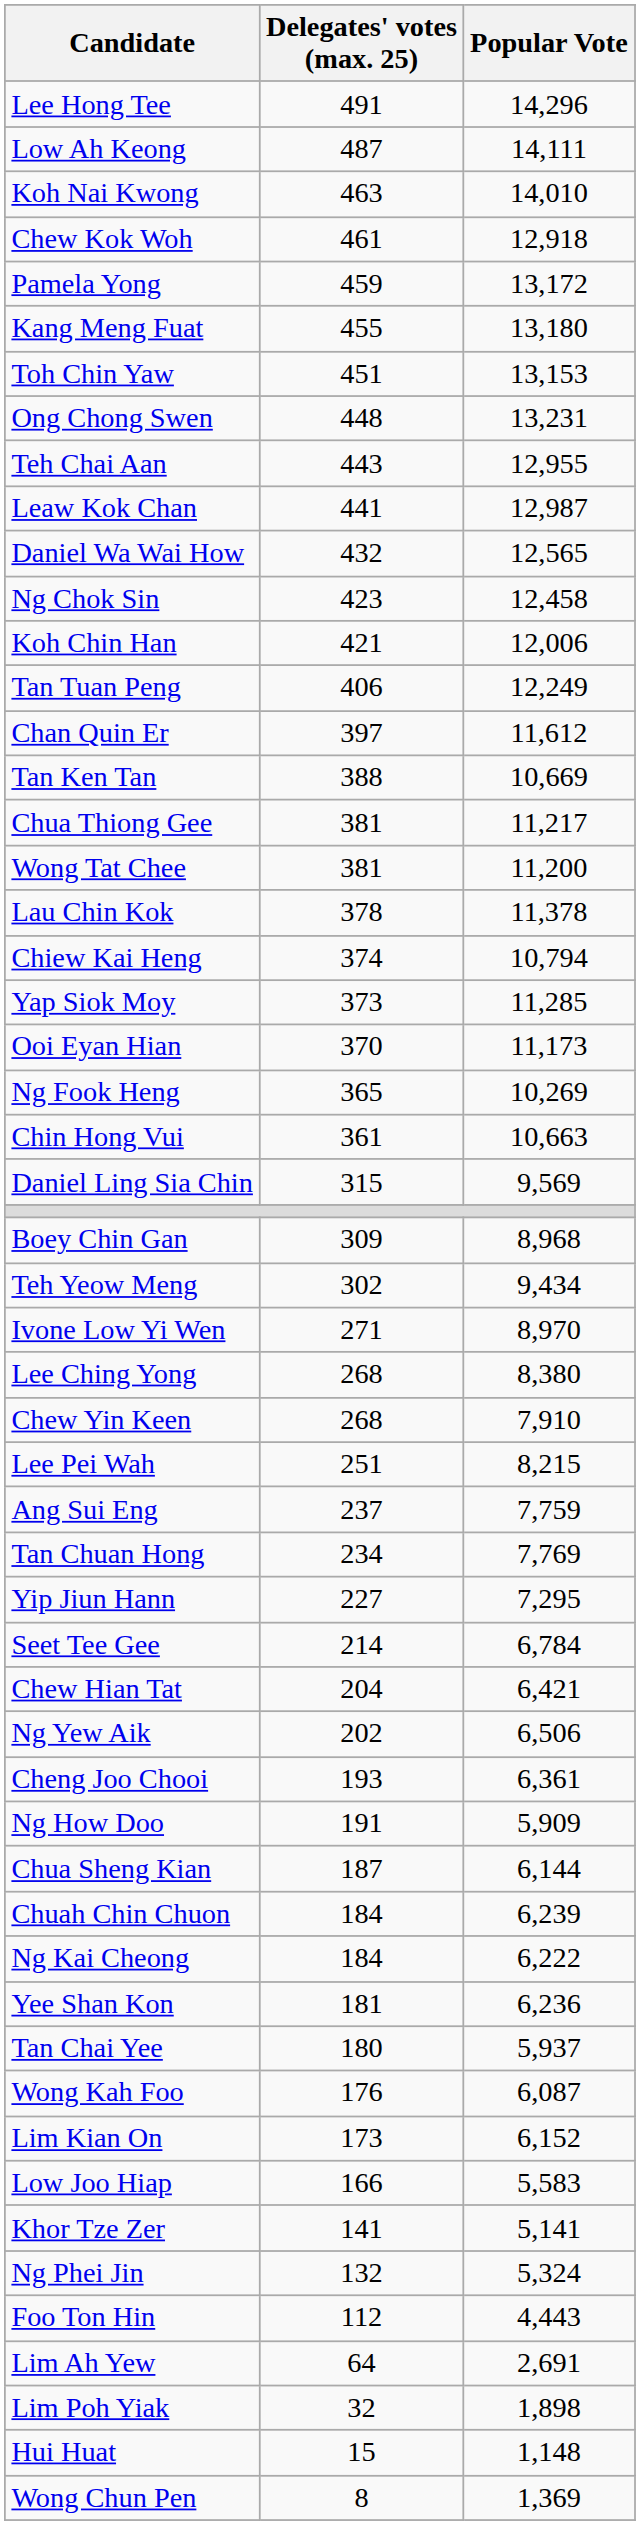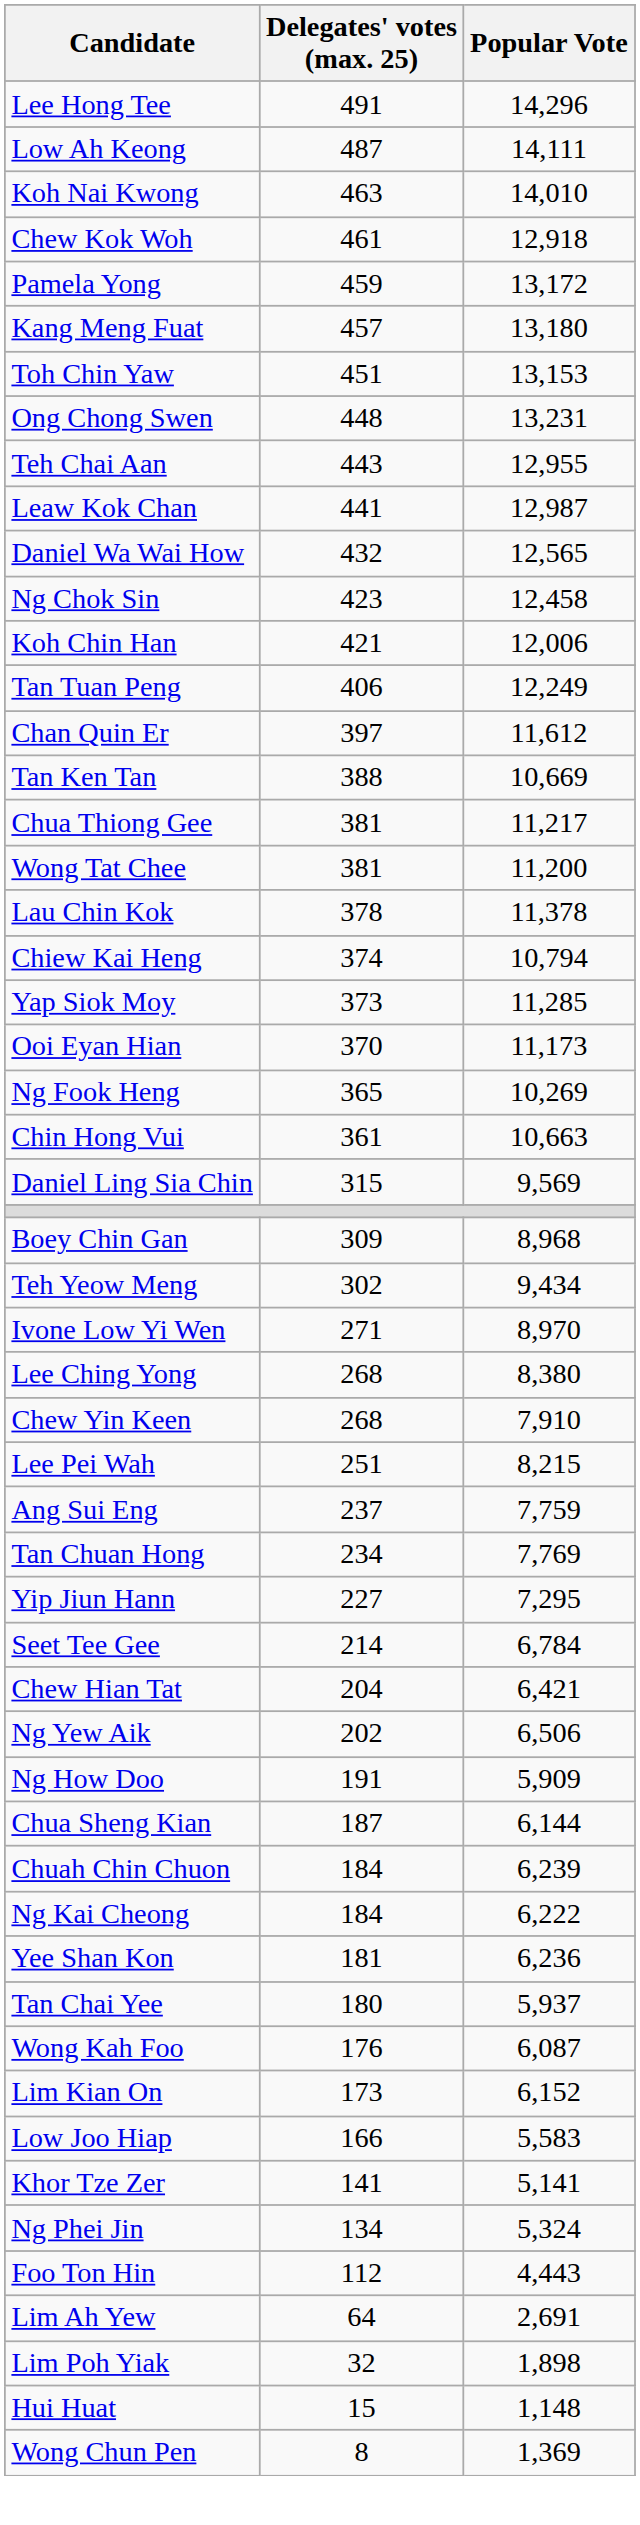(362, 328) 455 -> (362, 328) 457
- row: (110, 1778)
(362, 2272) 132 -> (362, 2227) 134
